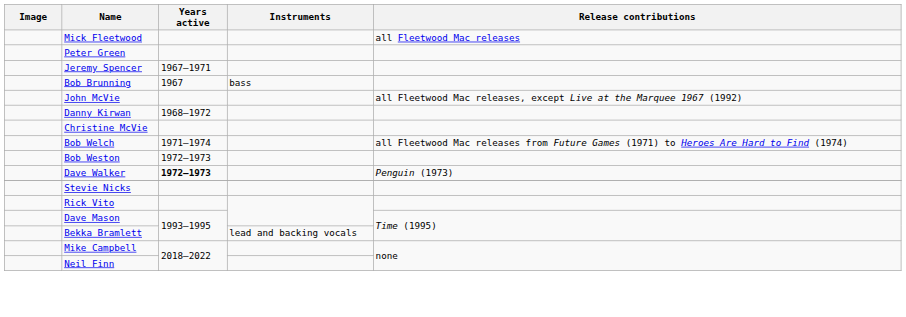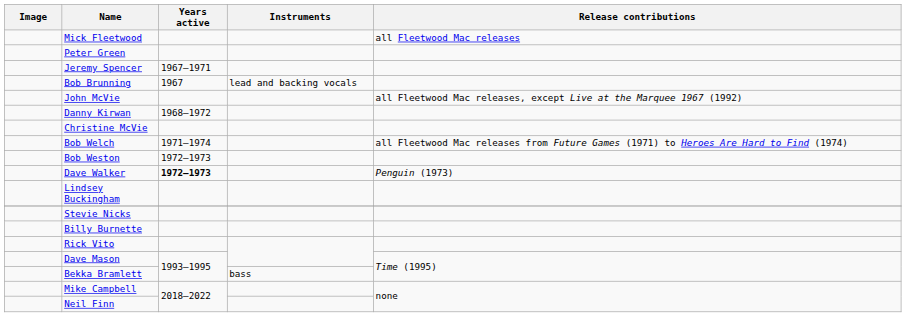(240, 83) bass -> (293, 83) lead and backing vocals
+ row: (92, 193)
+ row: (103, 229)
(293, 233) lead and backing vocals -> (240, 274) bass
